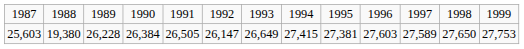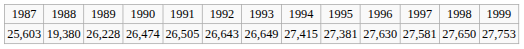(143, 33) 26,384 -> (143, 33) 26,474
(222, 33) 26,147 -> (222, 33) 26,643
(380, 33) 27,603 -> (380, 33) 27,630
(420, 33) 27,589 -> (420, 33) 27,581
